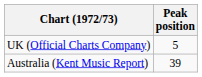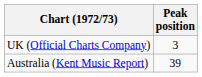(175, 44) 5 -> (175, 44) 3
